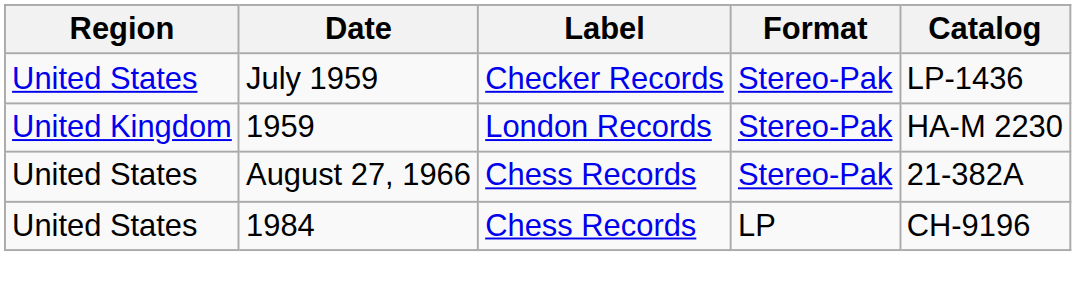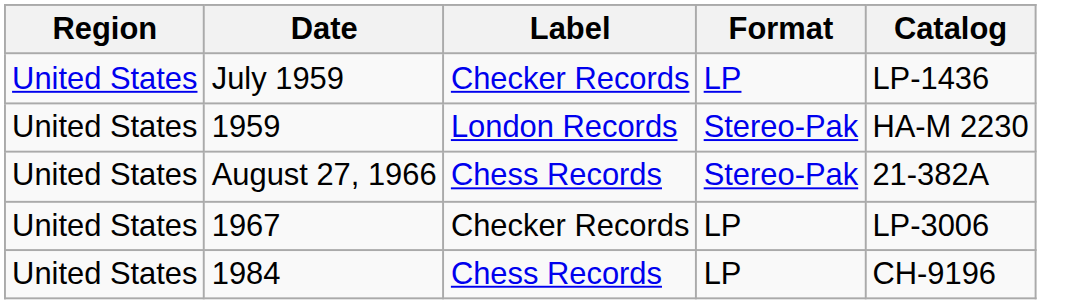(815, 77) Stereo-Pak -> (723, 77) LP
(122, 126) United Kingdom -> (105, 126) United States
+ row: (246, 224)
